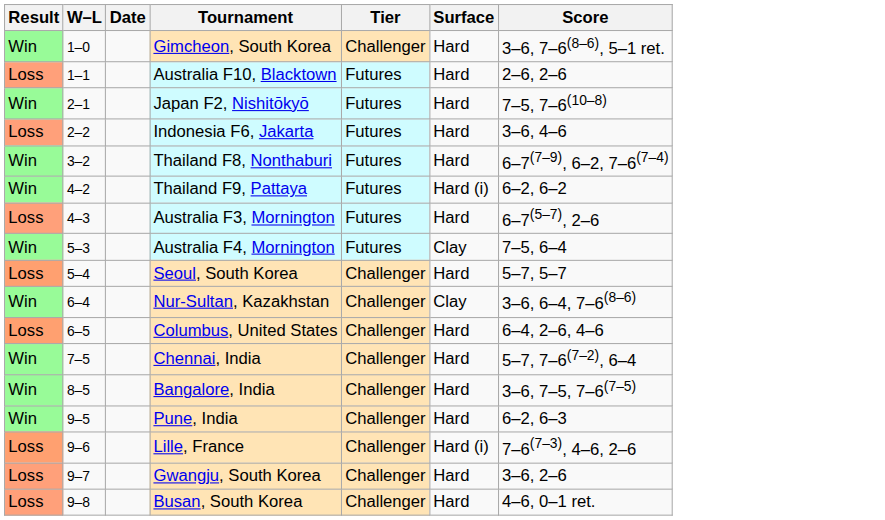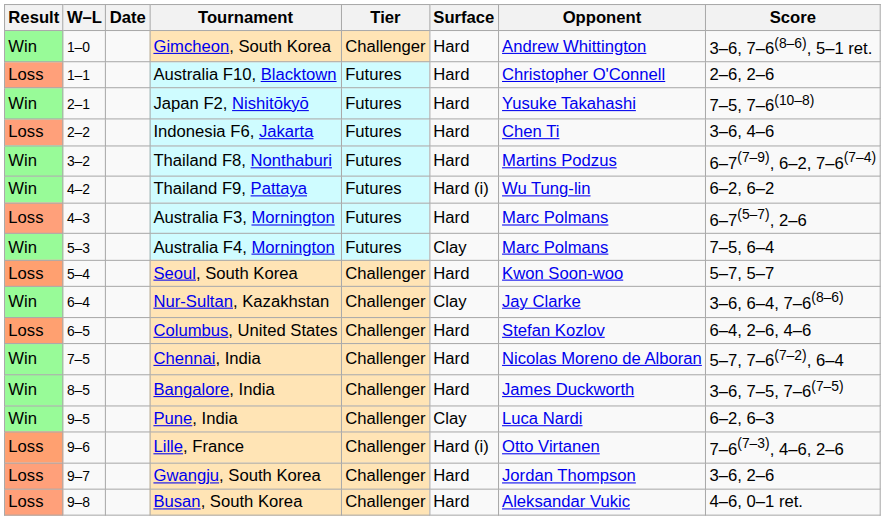+ column: (602, 17)
(451, 418) Hard -> (450, 418) Clay
